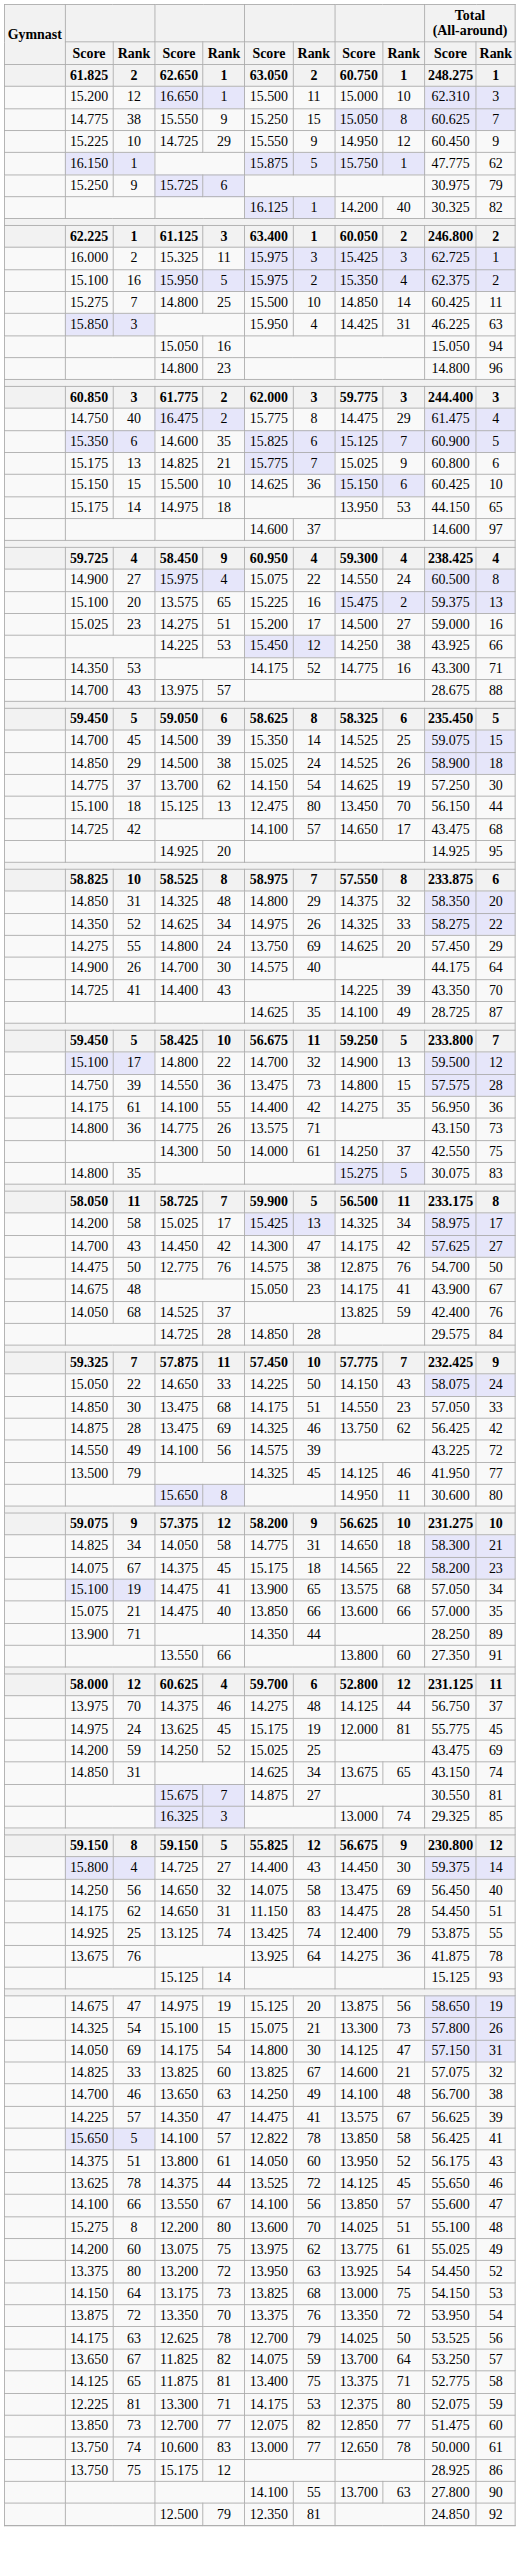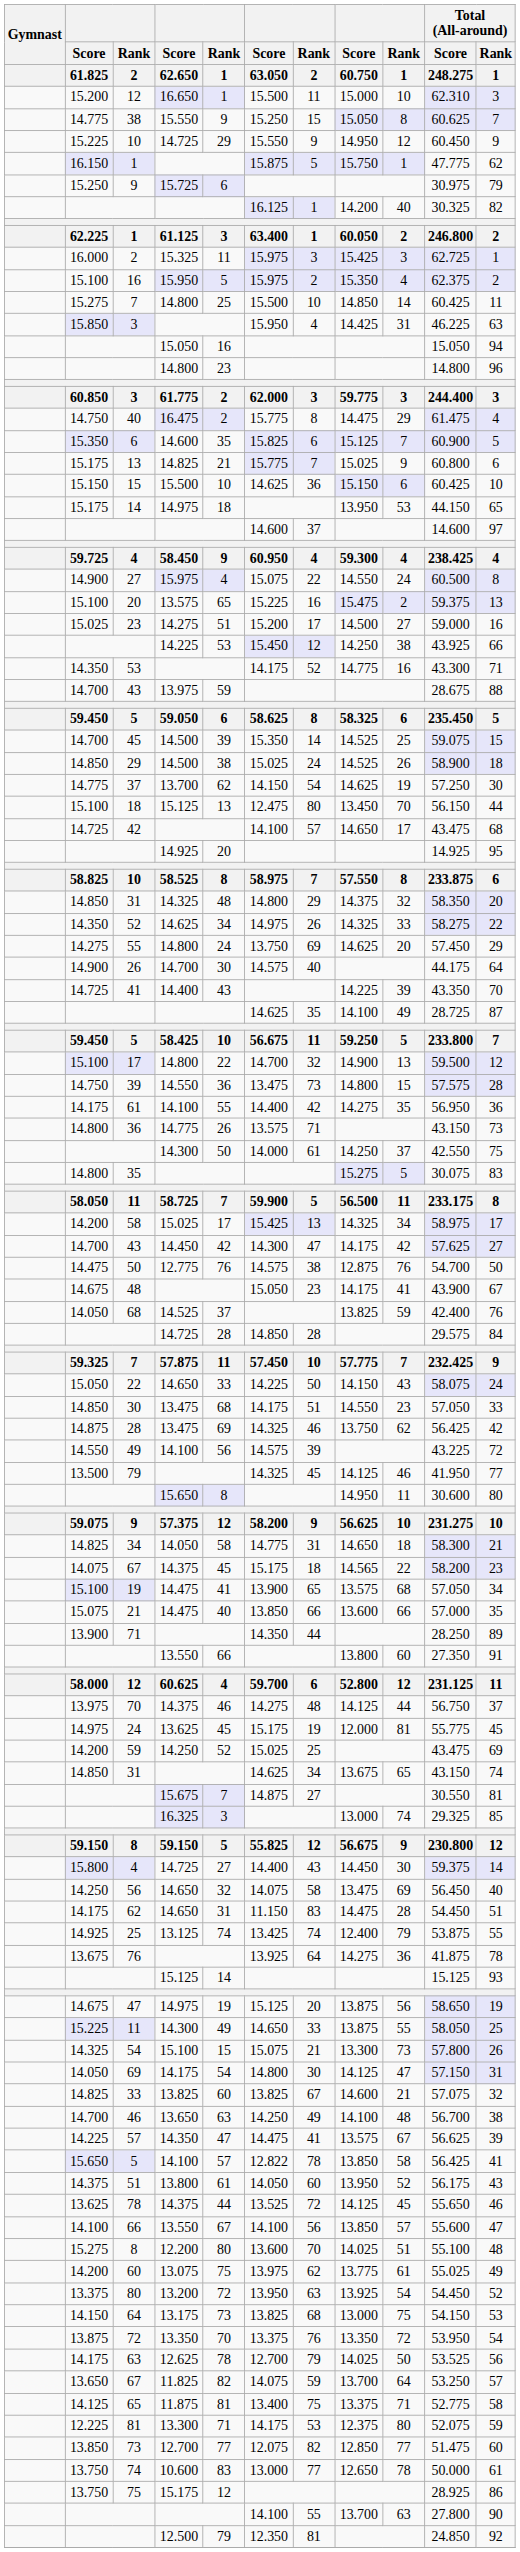(224, 690) 57 -> (224, 690) 59
+ row: (134, 2028)
